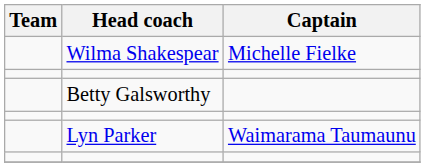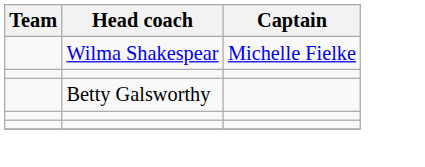- row: (111, 136)
